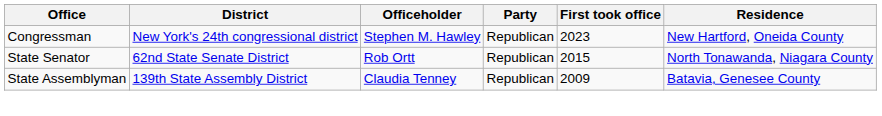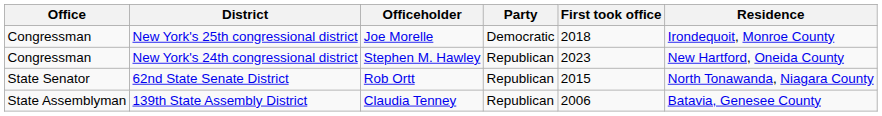+ row: (245, 36)
(575, 79) 2009 -> (576, 100) 2006
